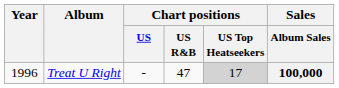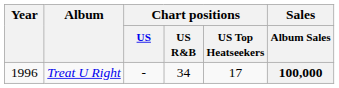(184, 72) 47 -> (184, 72) 34
(235, 72) lightgrey background -> (235, 72) no background
